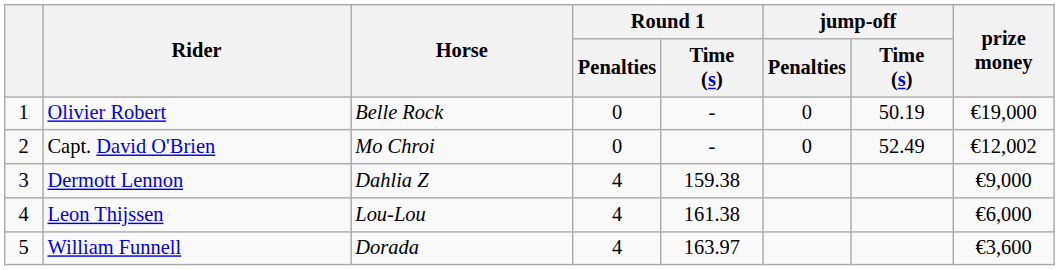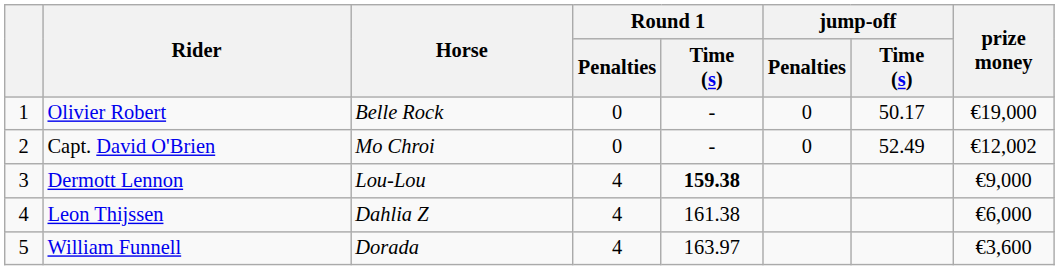(902, 113) 50.19 -> (902, 113) 50.17
(392, 180) Dahlia Z -> (390, 180) Lou-Lou
(712, 180) normal -> (712, 180) bold
(390, 214) Lou-Lou -> (392, 214) Dahlia Z
